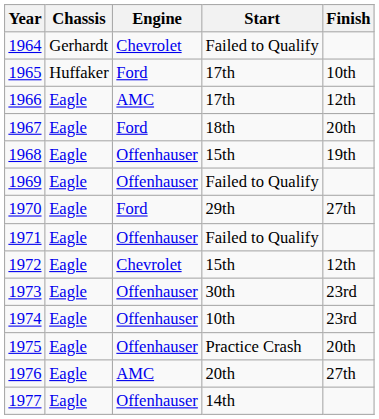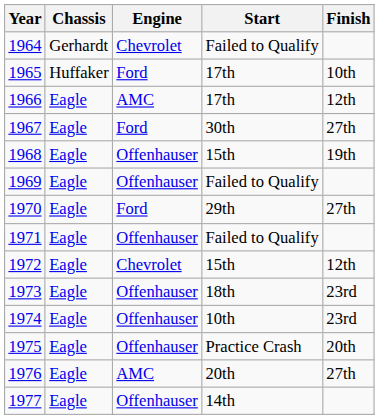(220, 127) 18th -> (220, 127) 30th
(341, 127) 20th -> (341, 127) 27th
(220, 291) 30th -> (220, 291) 18th
